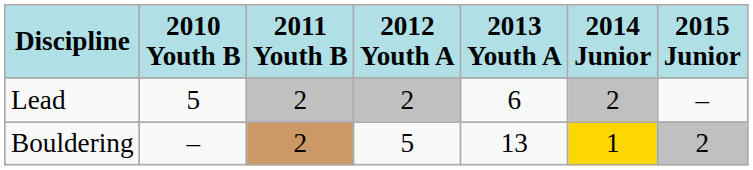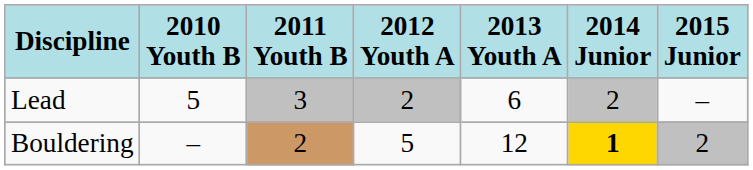(300, 99) 2 -> (300, 99) 3
(514, 142) 13 -> (514, 142) 12
(613, 142) normal -> (613, 142) bold
